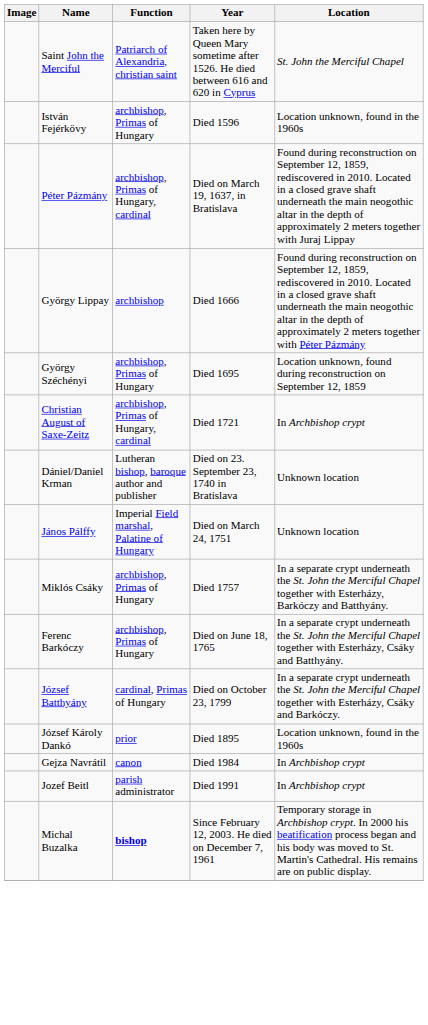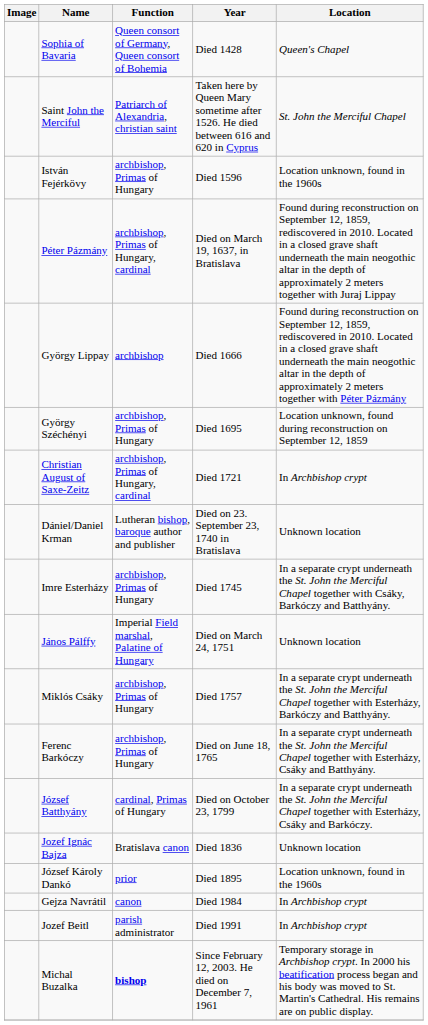+ row: (63, 49)
+ row: (75, 586)
+ row: (67, 848)
